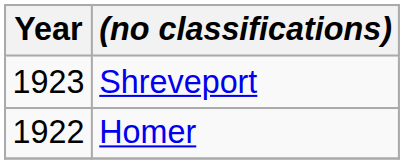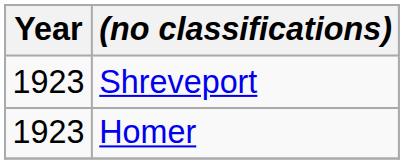(48, 132) 1922 -> (48, 132) 1923
